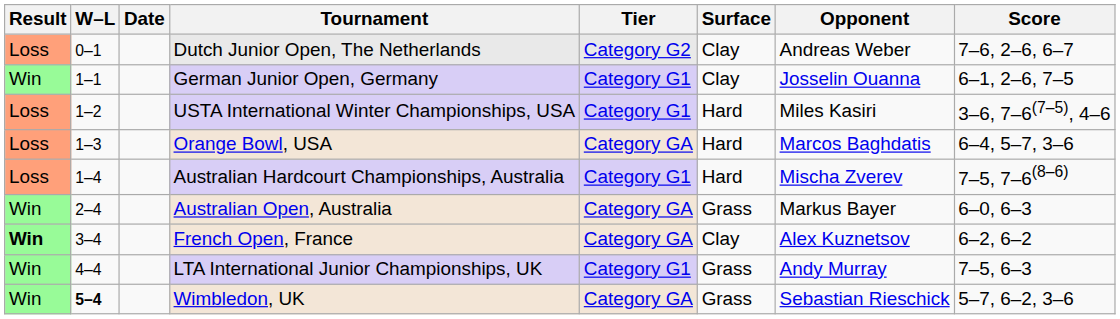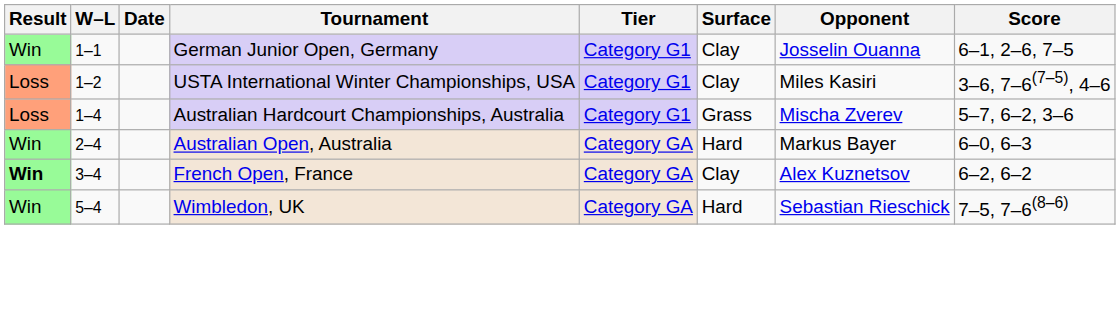- row: (327, 49)
(722, 111) Hard -> (721, 81) Clay
- row: (253, 144)
(722, 176) Hard -> (727, 114) Grass
(1013, 176) 7–5, 7–6(8–6) -> (1016, 114) 5–7, 6–2, 3–6
(727, 209) Grass -> (722, 144) Hard
- row: (358, 269)
(88, 299) bold -> (88, 207) normal
(727, 299) Grass -> (722, 206) Hard
(1016, 299) 5–7, 6–2, 3–6 -> (1013, 206) 7–5, 7–6(8–6)
